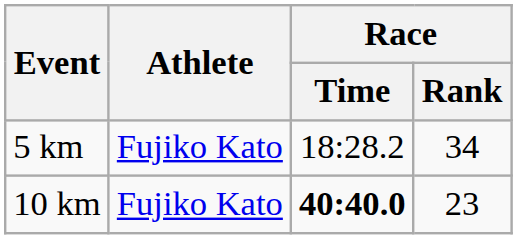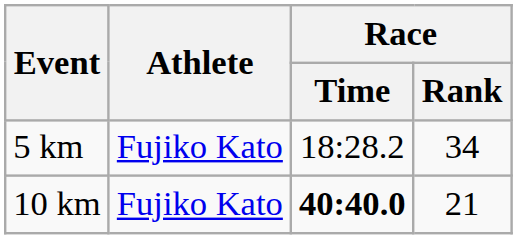(462, 204) 23 -> (462, 204) 21
